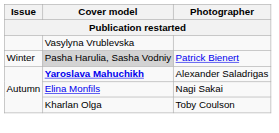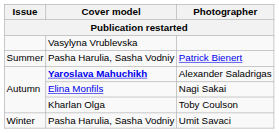(21, 58) Winter -> (25, 58) Summer
(108, 58) lightgrey background -> (111, 58) no background
+ row: (205, 120)
